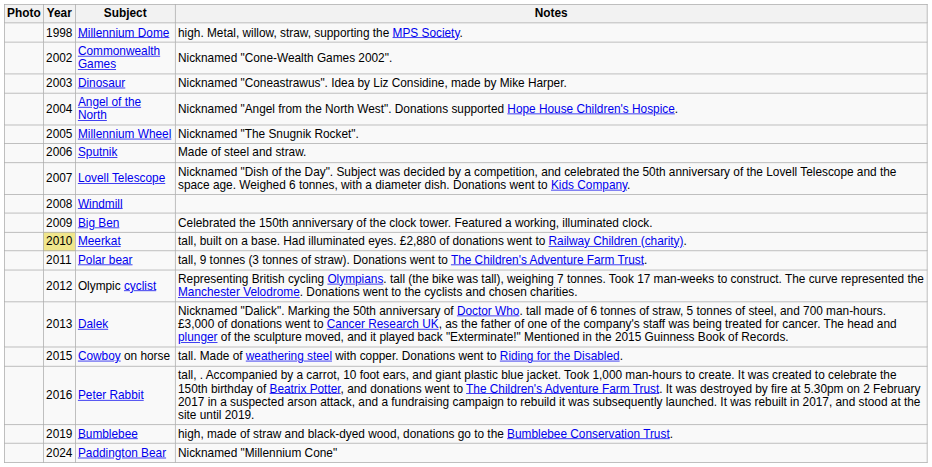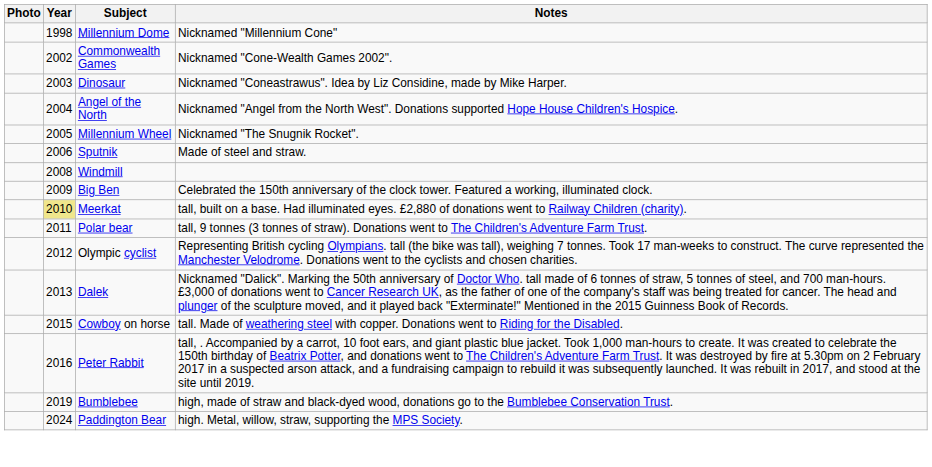(320, 32) high. Metal, willow, straw, supporting the MPS Society. -> (258, 32) Nicknamed "Millennium Cone"
- row: (122, 178)
(258, 452) Nicknamed "Millennium Cone" -> (320, 420) high. Metal, willow, straw, supporting the MPS Society.
